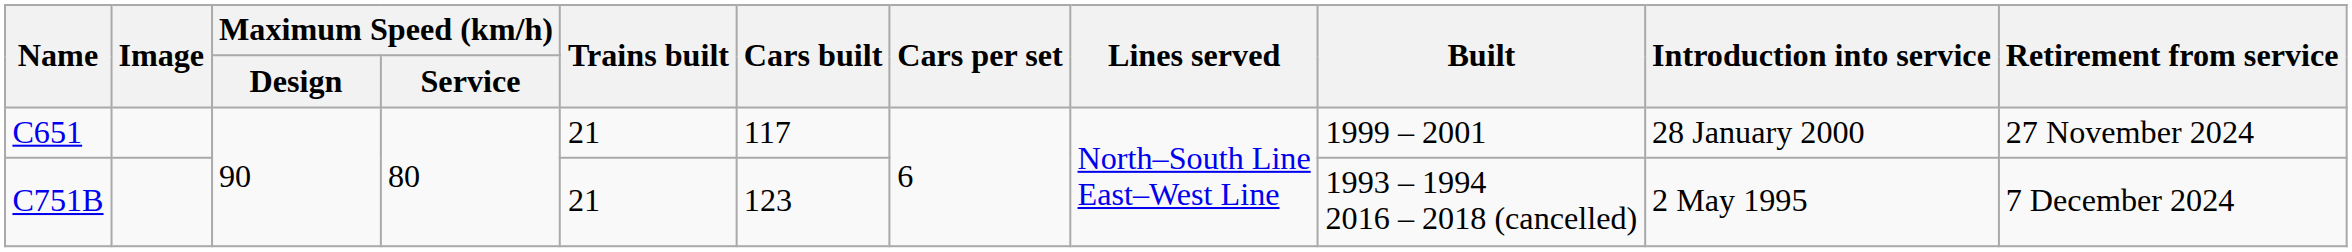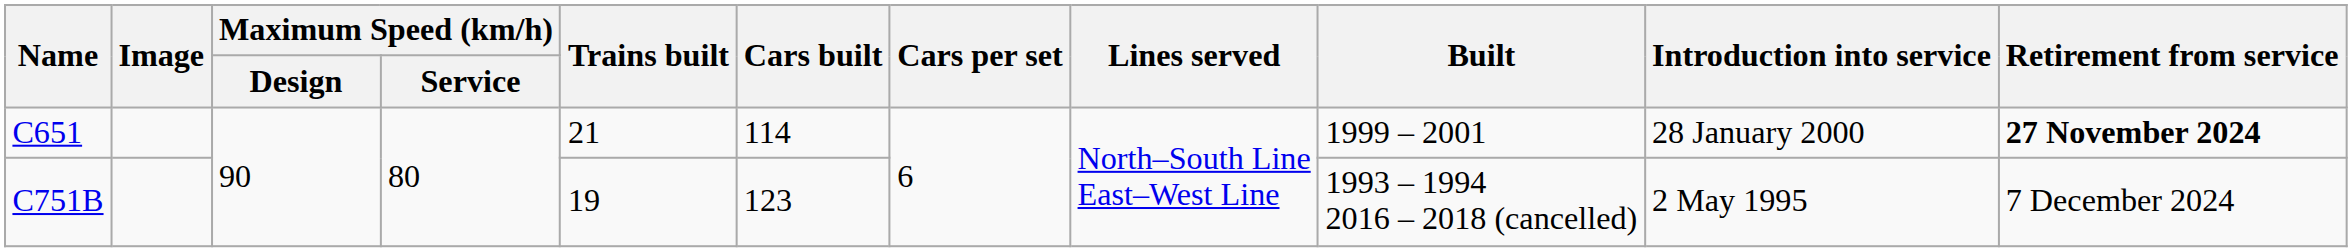(767, 132) 117 -> (767, 132) 114
(2130, 132) normal -> (2133, 132) bold
(584, 201) 21 -> (584, 201) 19
